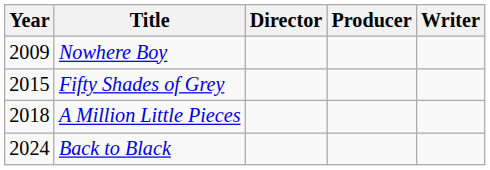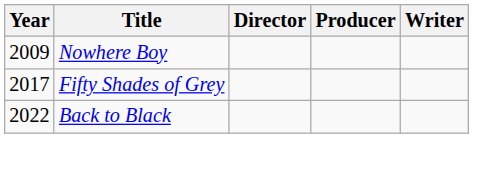(29, 84) 2015 -> (29, 84) 2017
- row: (150, 116)
(29, 148) 2024 -> (29, 116) 2022
